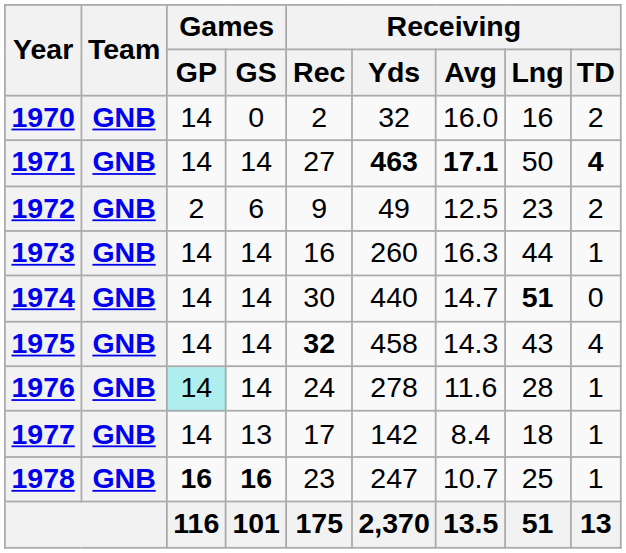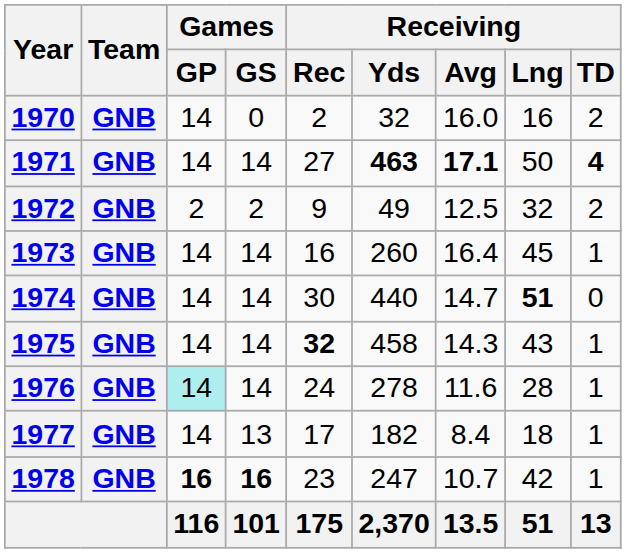(256, 207) 6 -> (256, 207) 2
(538, 207) 23 -> (538, 207) 32
(471, 252) 16.3 -> (471, 252) 16.4
(538, 252) 44 -> (538, 252) 45
(596, 343) 4 -> (596, 343) 1
(394, 433) 142 -> (394, 433) 182
(538, 478) 25 -> (538, 478) 42
